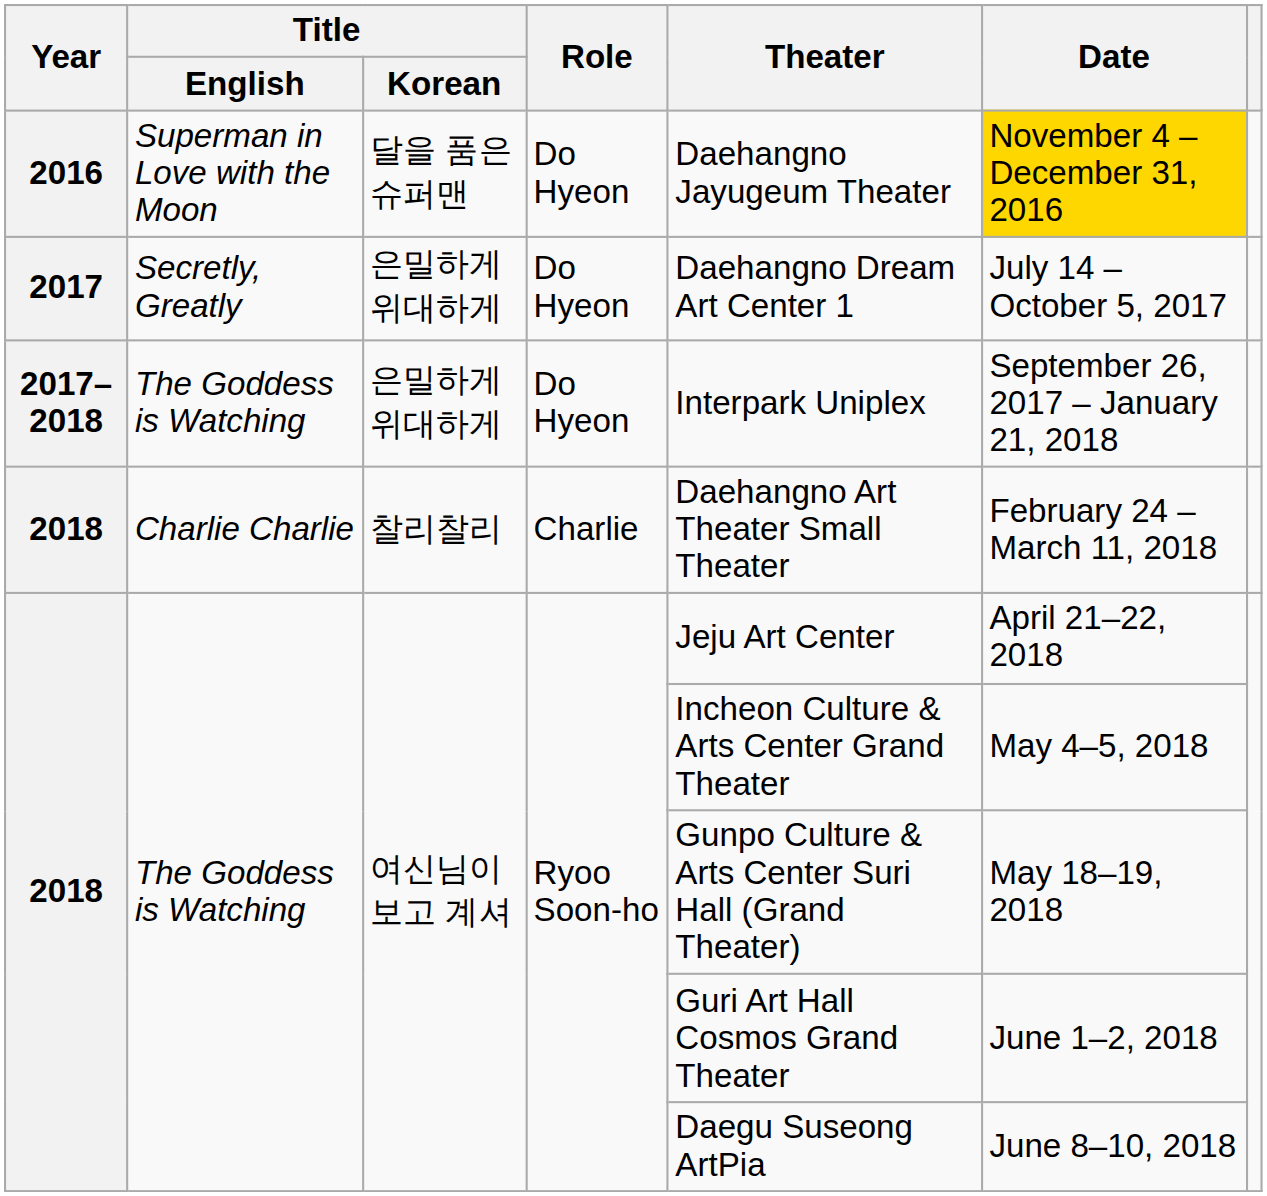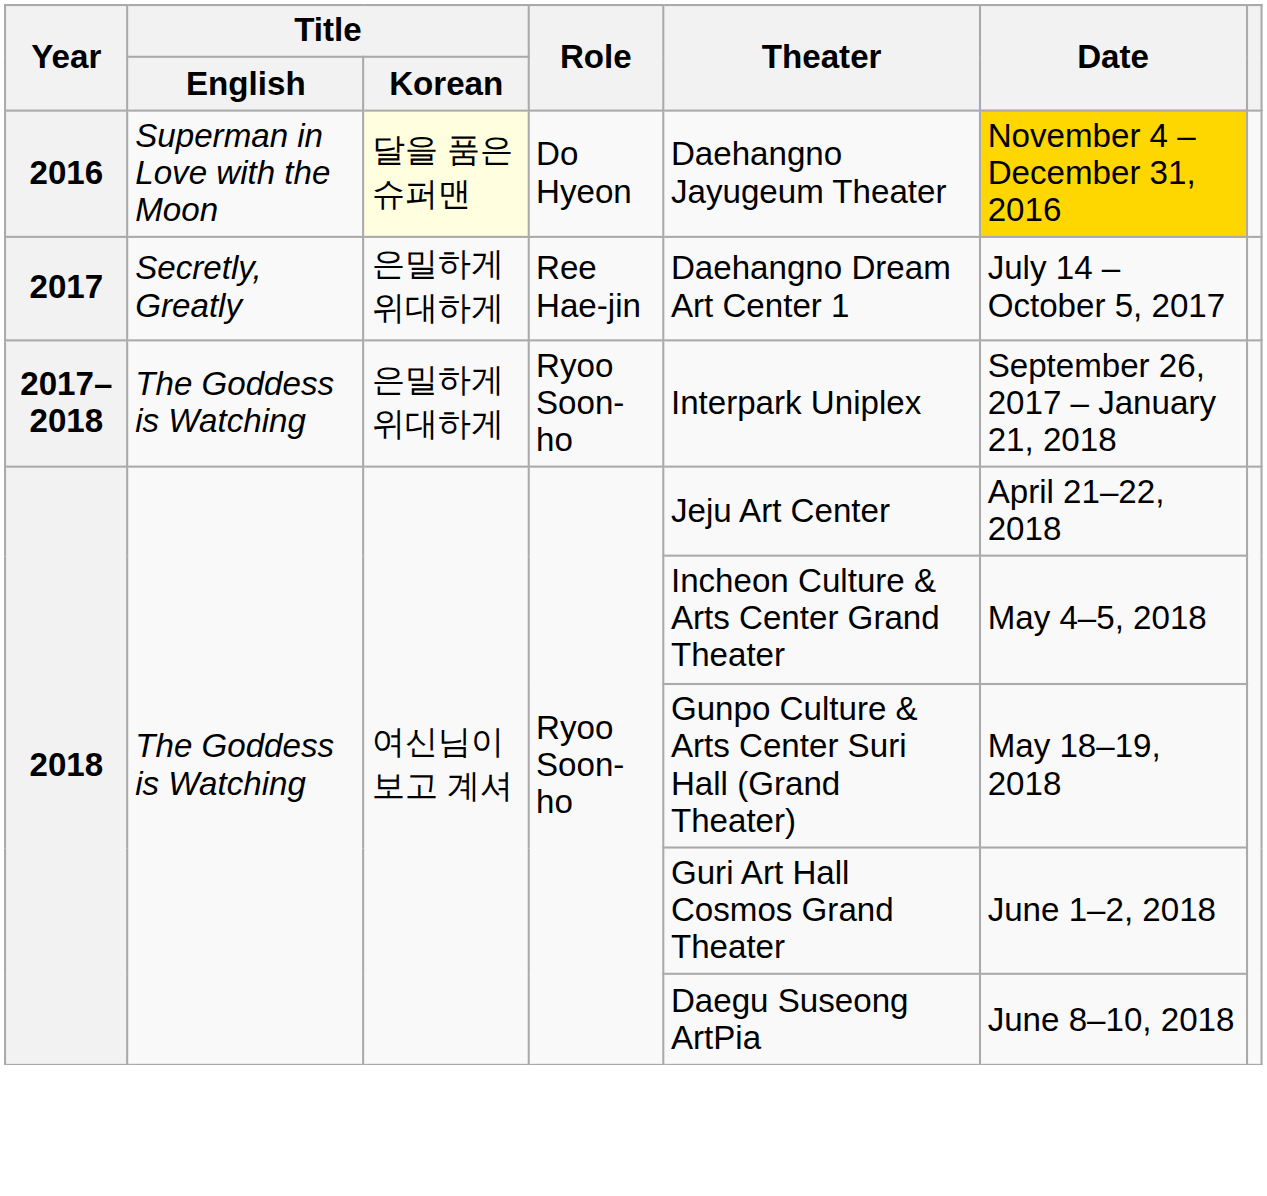(441, 172) no background -> (443, 172) lightyellow background
(581, 287) Do Hyeon -> (588, 287) Ree Hae-jin
(581, 402) Do Hyeon -> (580, 402) Ryoo Soon-ho
- row: (66, 529)
